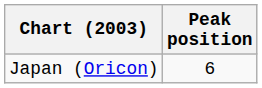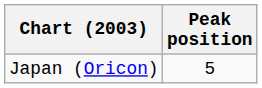(210, 69) 6 -> (210, 69) 5
